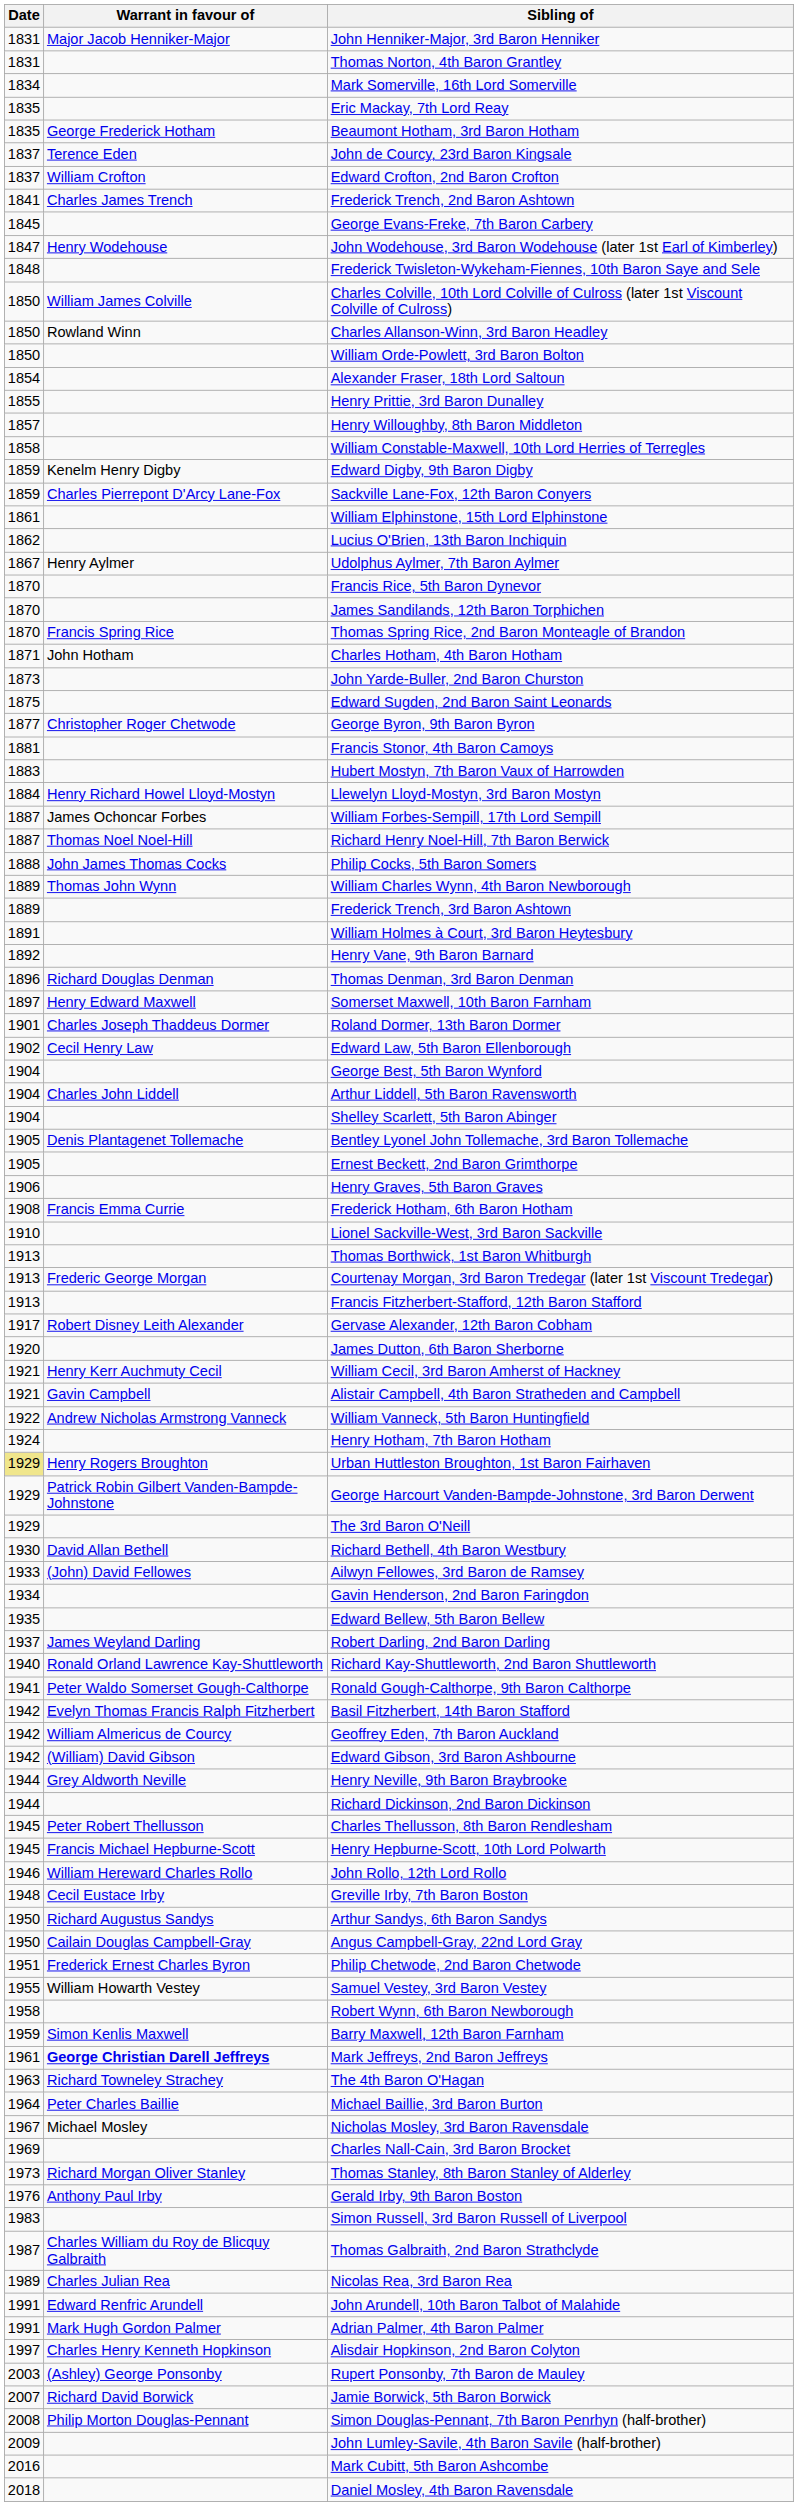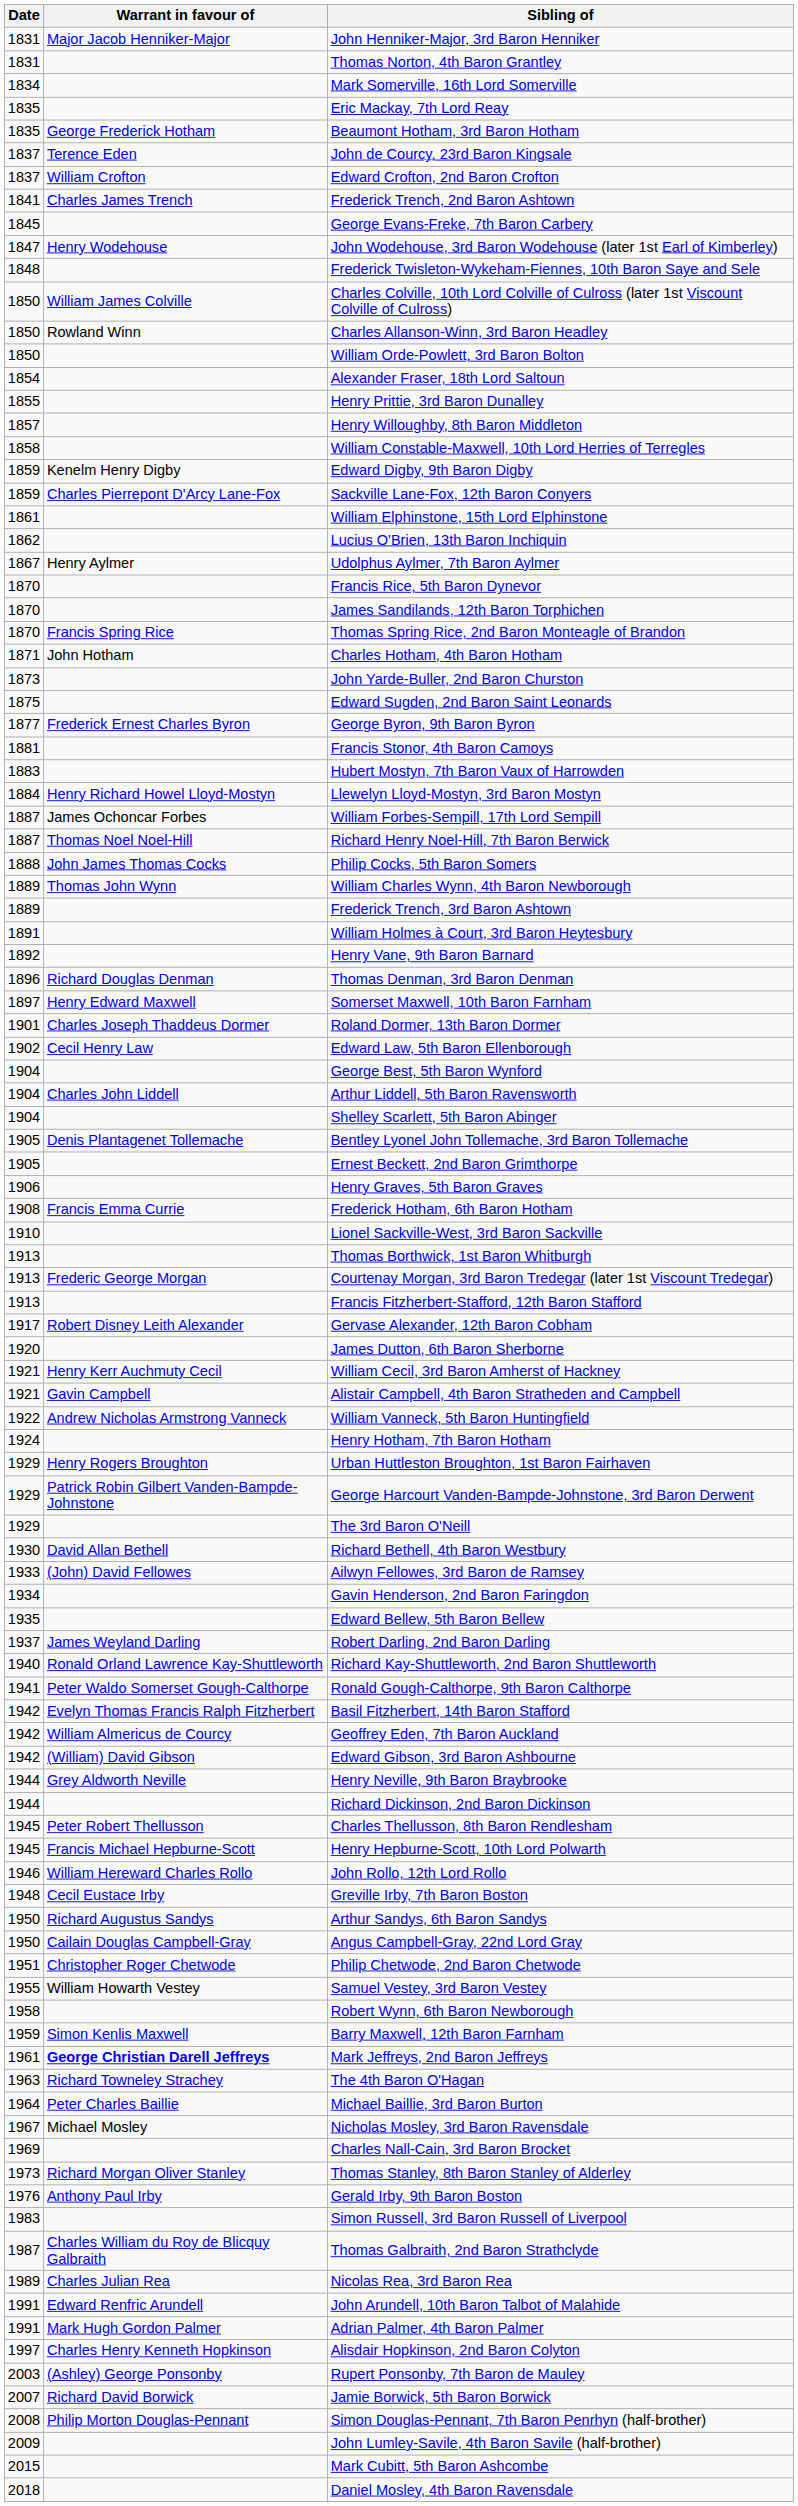(141, 725) Christopher Roger Chetwode -> (148, 725) Frederick Ernest Charles Byron
(24, 1464) khaki background -> (24, 1464) no background
(148, 1965) Frederick Ernest Charles Byron -> (141, 1965) Christopher Roger Chetwode
(24, 2466) 2016 -> (24, 2466) 2015
